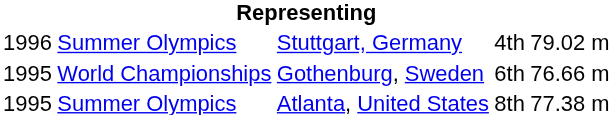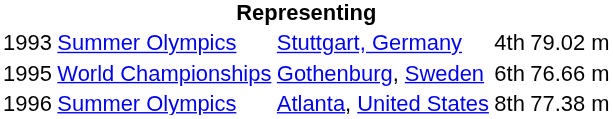(27, 43) 1996 -> (27, 43) 1993
(27, 103) 1995 -> (27, 103) 1996
